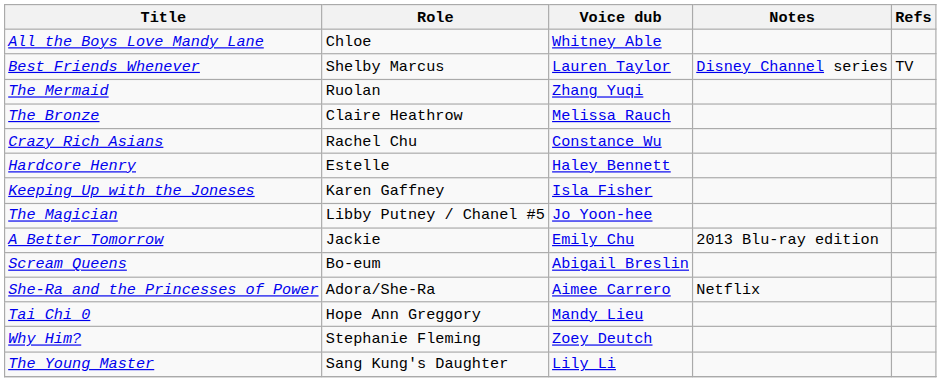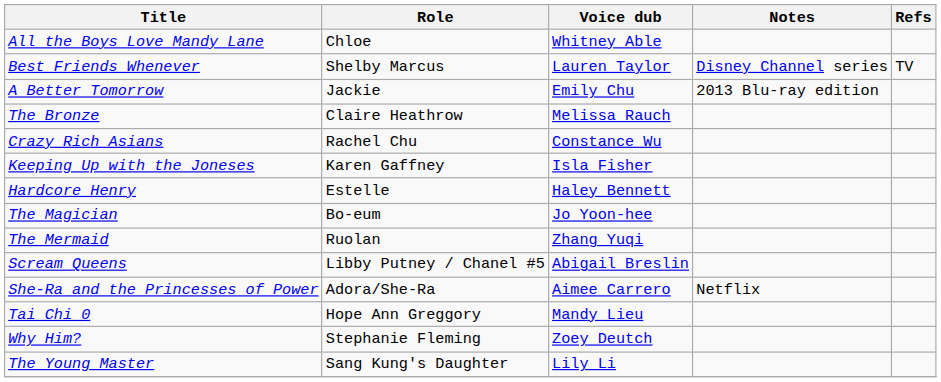rows swapped: (86, 240) <-> (58, 91)
rows swapped: (72, 166) <-> (131, 191)
(435, 215) Libby Putney / Chanel #5 -> (353, 215) Bo-eum
(353, 265) Bo-eum -> (435, 265) Libby Putney / Chanel #5
